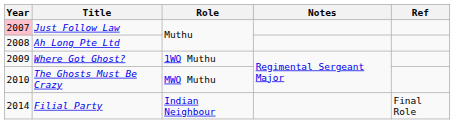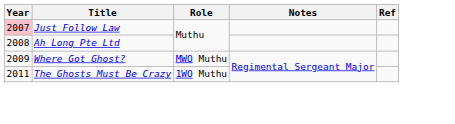(190, 58) 1WO Muthu -> (201, 58) MWO Muthu
(18, 79) 2010 -> (18, 74) 2011
(190, 79) MWO Muthu -> (201, 74) 1WO Muthu
- row: (68, 106)
